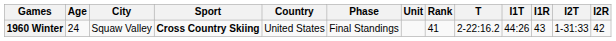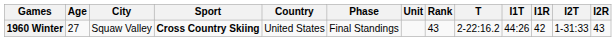(73, 28) 24 -> (73, 28) 27
(433, 28) 41 -> (433, 28) 43
(540, 28) 43 -> (540, 28) 42
(599, 28) 42 -> (599, 28) 43
